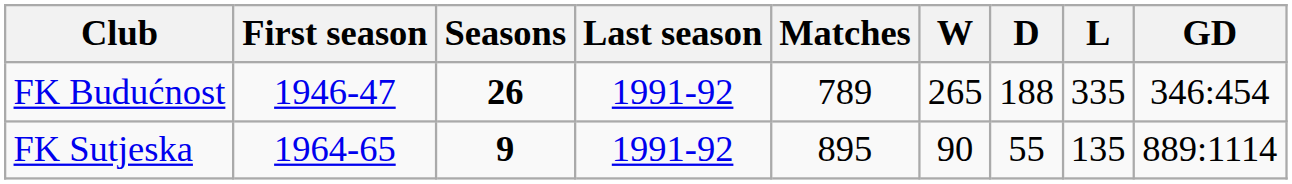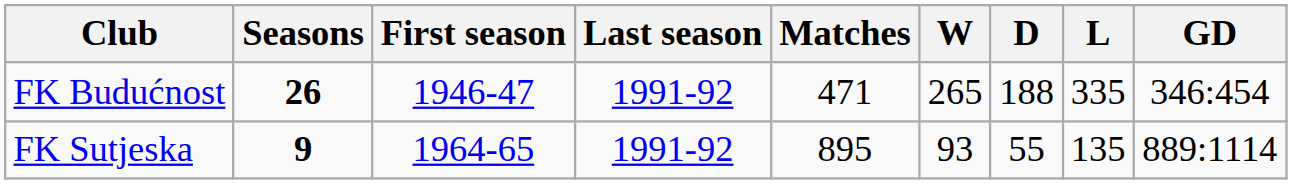columns swapped: (505, 33) <-> (335, 33)
(845, 91) 789 -> (845, 91) 471
(955, 149) 90 -> (955, 149) 93
